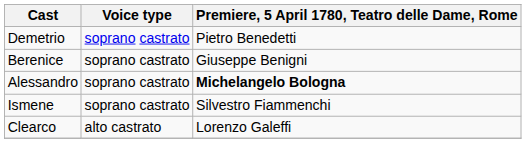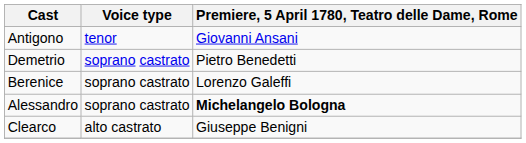+ row: (35, 37)
(252, 60) Giuseppe Benigni -> (244, 82) Lorenzo Galeffi
- row: (31, 104)
(244, 127) Lorenzo Galeffi -> (252, 127) Giuseppe Benigni
